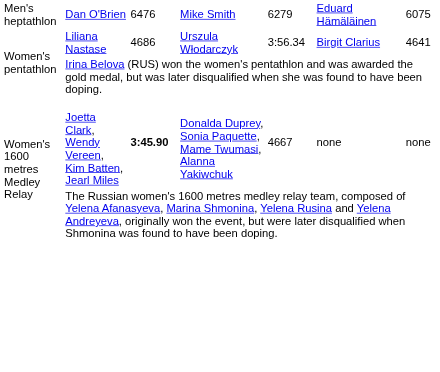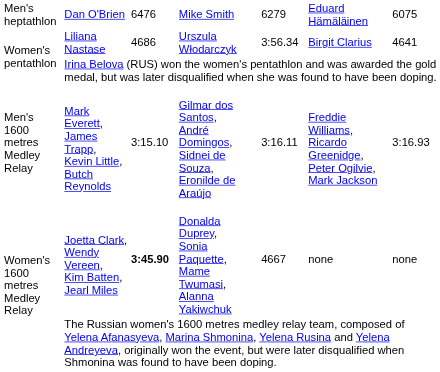+ row: (93, 149)
